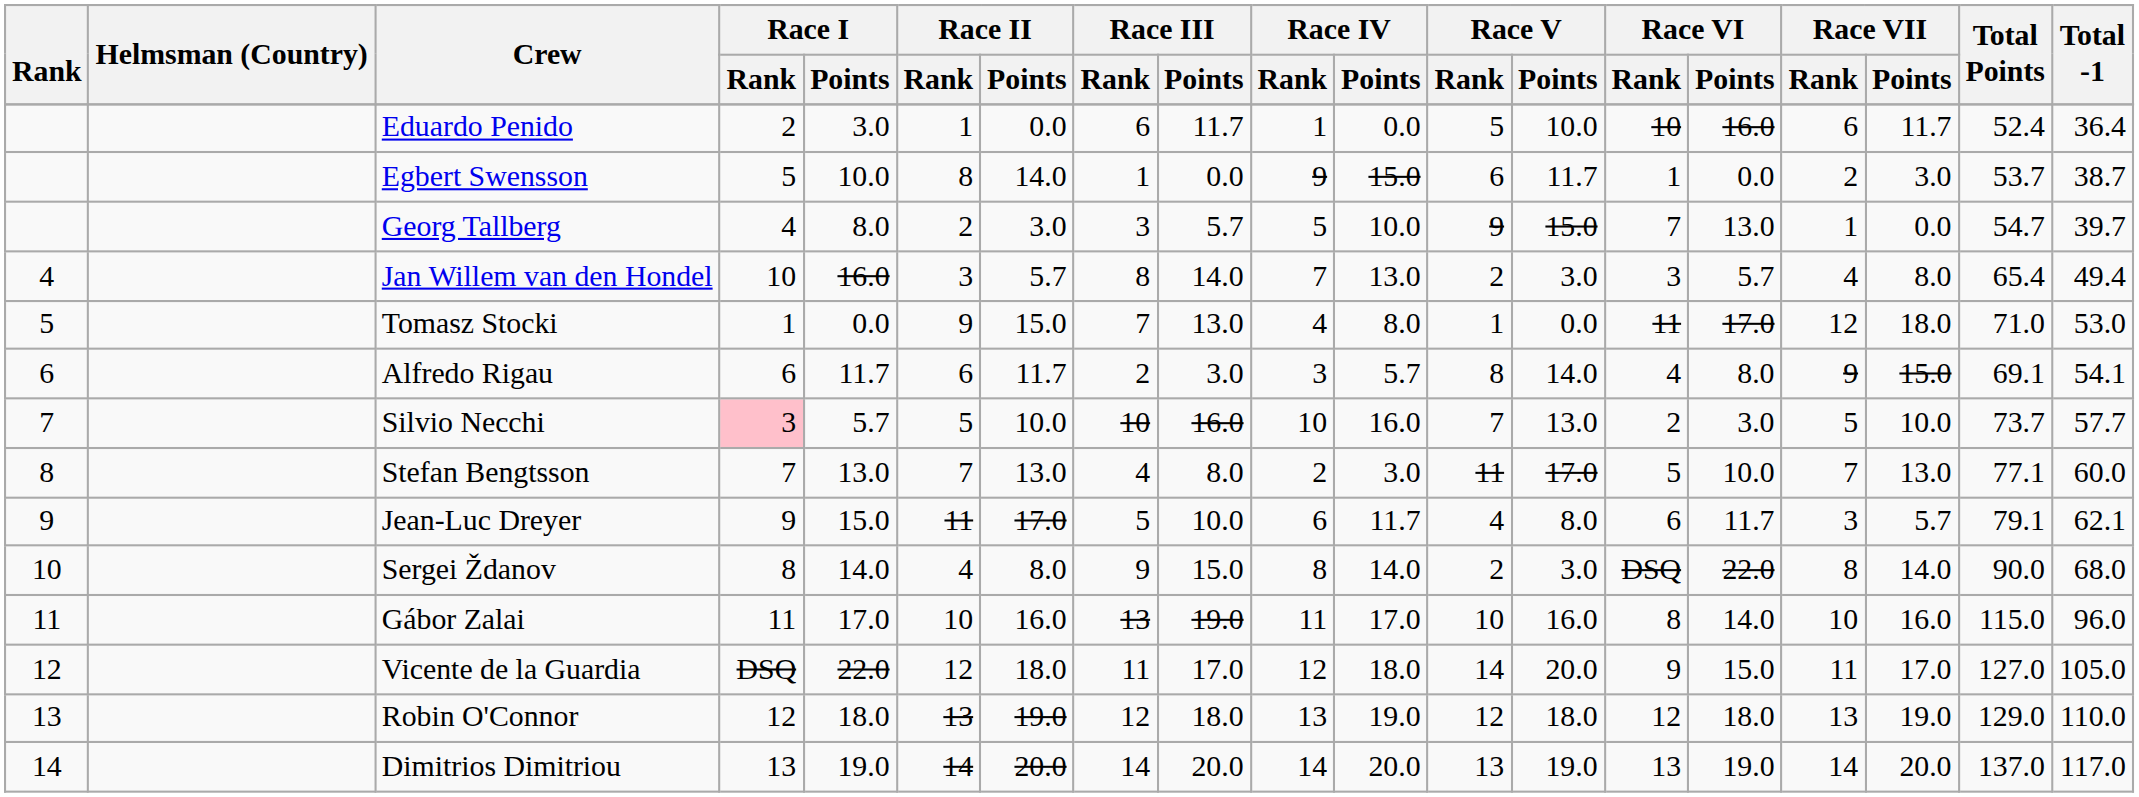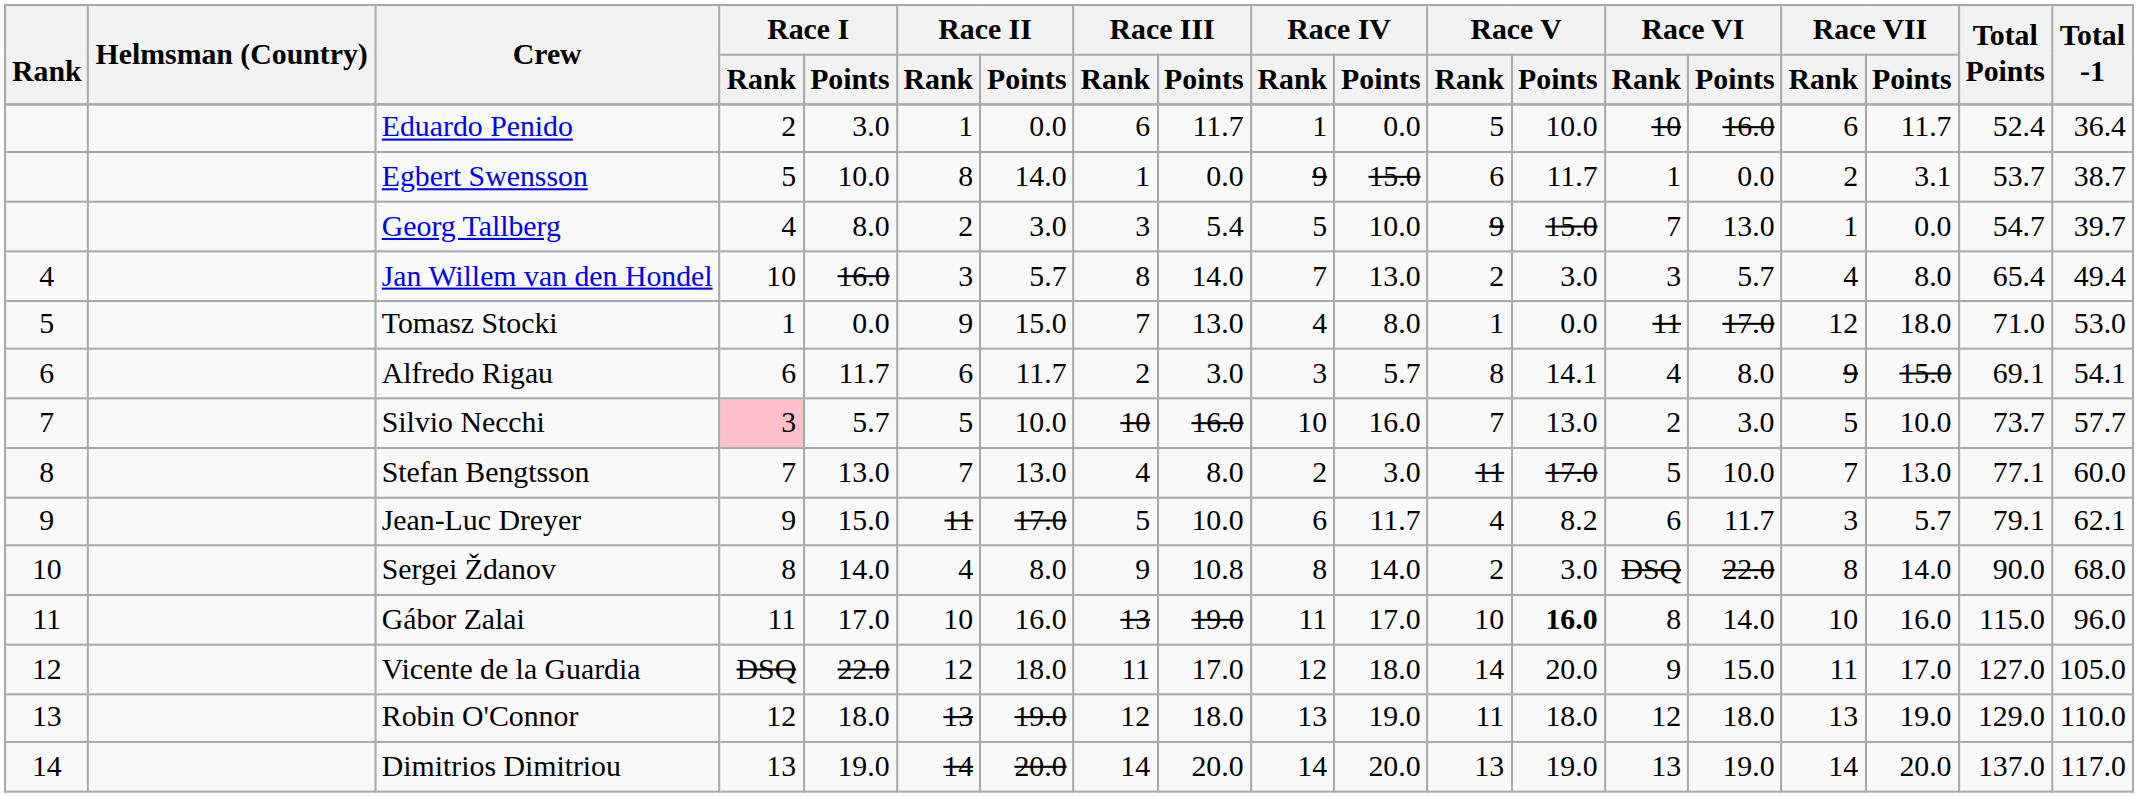(1933, 176) 3.0 -> (1933, 176) 3.1
(1225, 226) 5.7 -> (1225, 226) 5.4
(1571, 373) 14.0 -> (1571, 373) 14.1
(1579, 521) 8.0 -> (1579, 521) 8.2
(1218, 570) 15.0 -> (1218, 570) 10.8
(1571, 619) normal -> (1571, 619) bold
(1489, 717) 12 -> (1490, 717) 11
